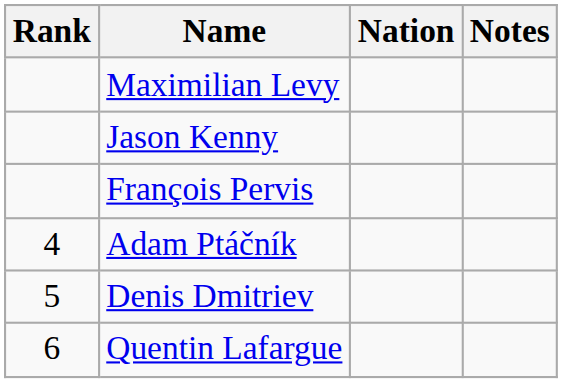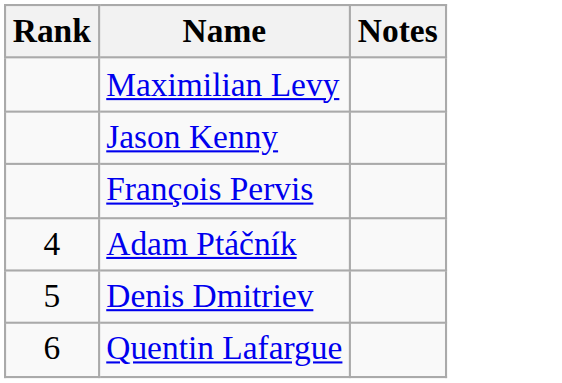- column: (406, 31)
